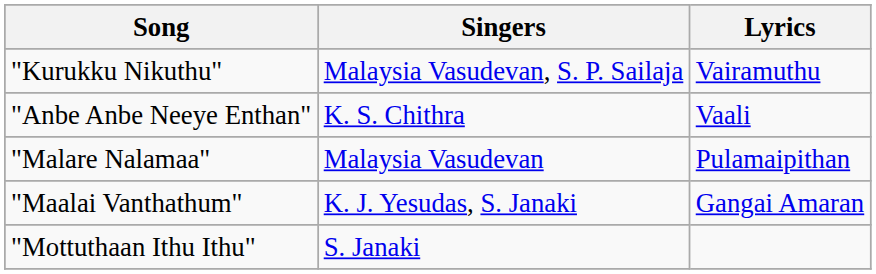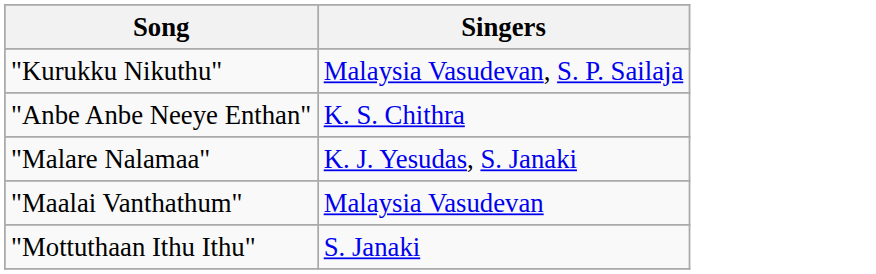- column: (780, 26)
(434, 159) Malaysia Vasudevan -> (450, 159) K. J. Yesudas, S. Janaki
(450, 203) K. J. Yesudas, S. Janaki -> (434, 203) Malaysia Vasudevan
